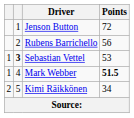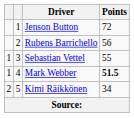(18, 58) bold -> (18, 58) normal
(107, 58) 53 -> (107, 58) 55
